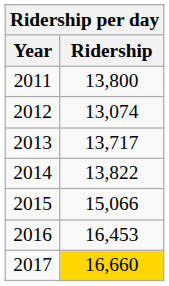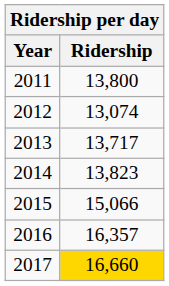(112, 173) 13,822 -> (112, 173) 13,823
(112, 234) 16,453 -> (112, 234) 16,357
